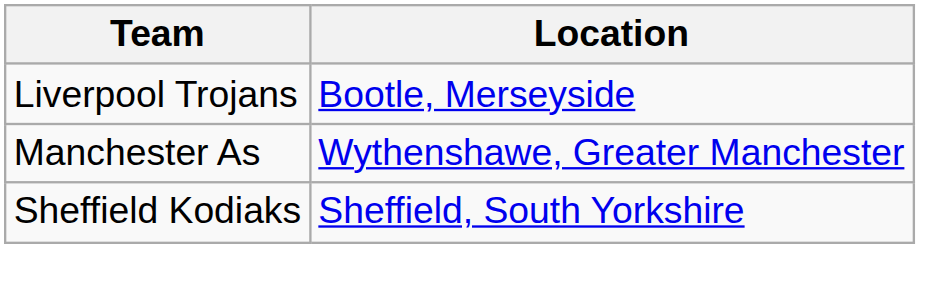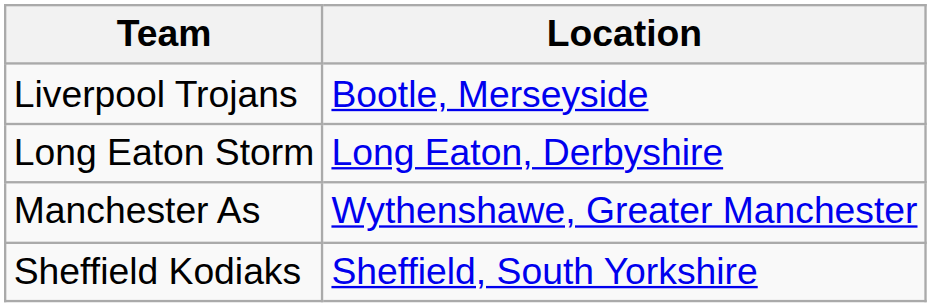+ row: (164, 152)
